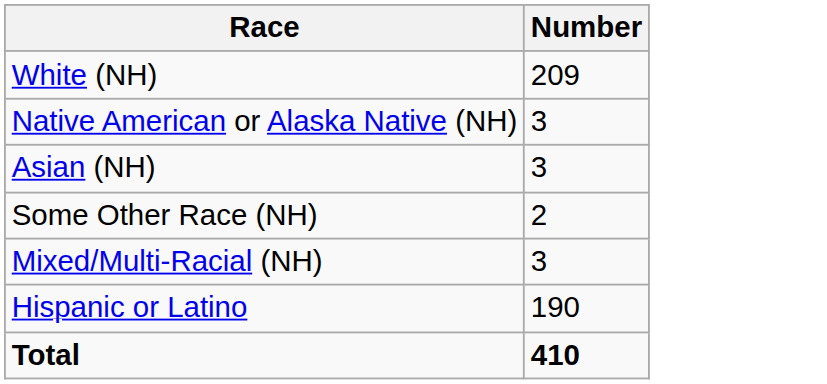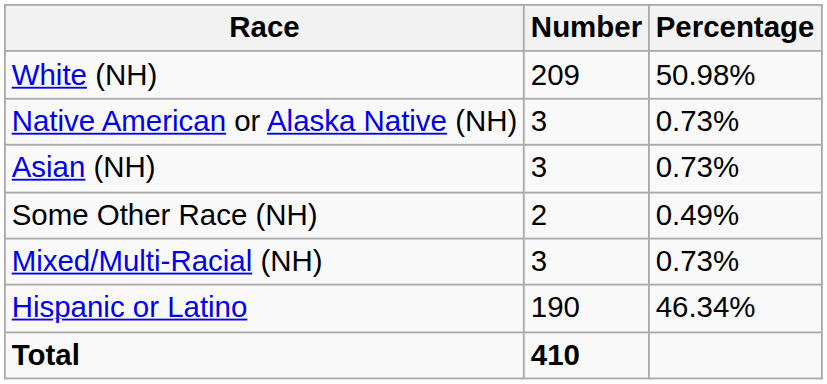+ column: (735, 27)
